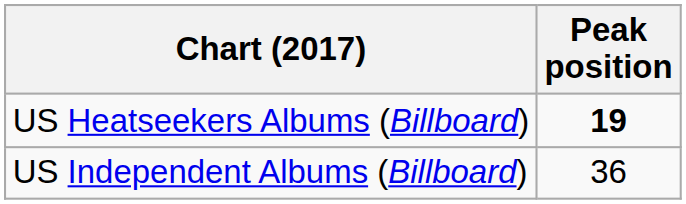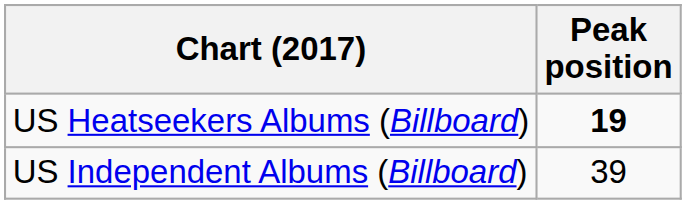(608, 172) 36 -> (608, 172) 39
